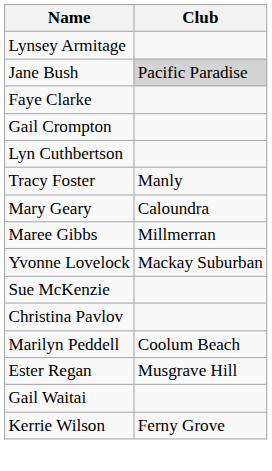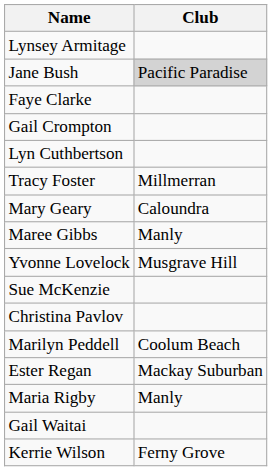(160, 180) Manly -> (177, 180) Millmerran
(177, 235) Millmerran -> (160, 235) Manly
(200, 262) Mackay Suburban -> (187, 262) Musgrave Hill
(187, 371) Musgrave Hill -> (200, 371) Mackay Suburban
+ row: (52, 398)
